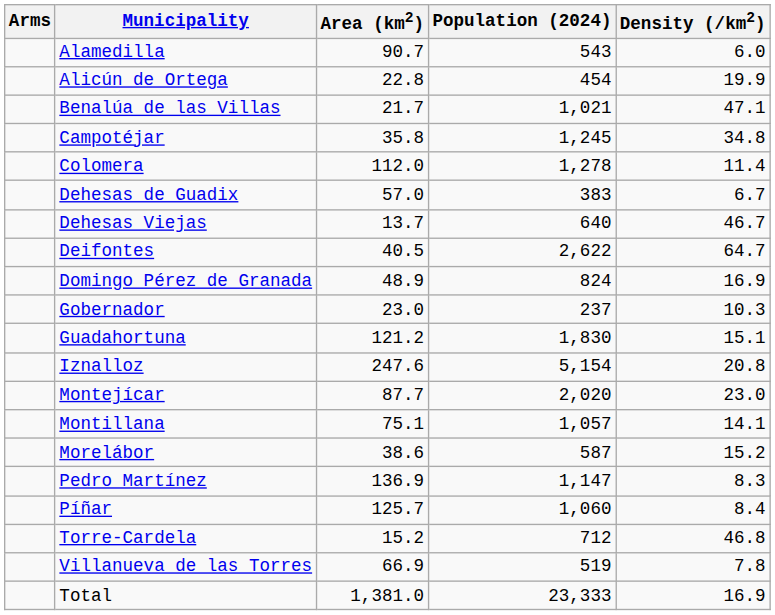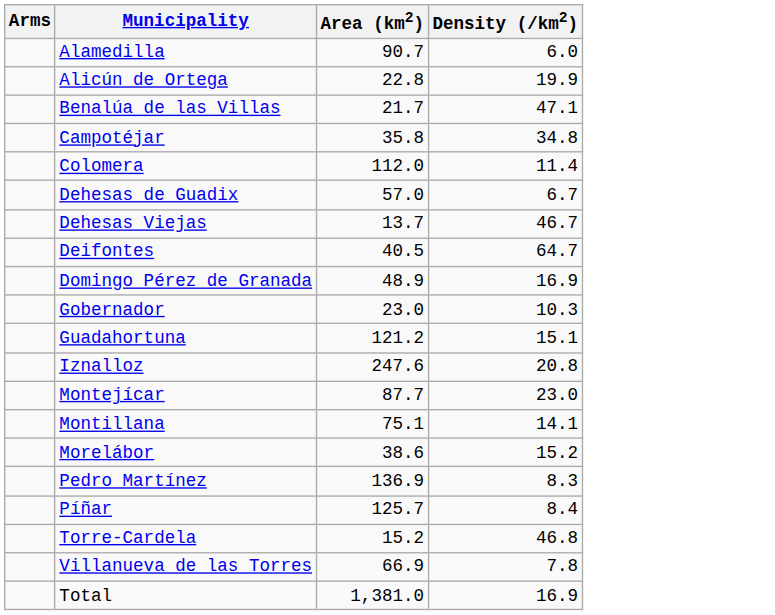- column: (522, 21)
